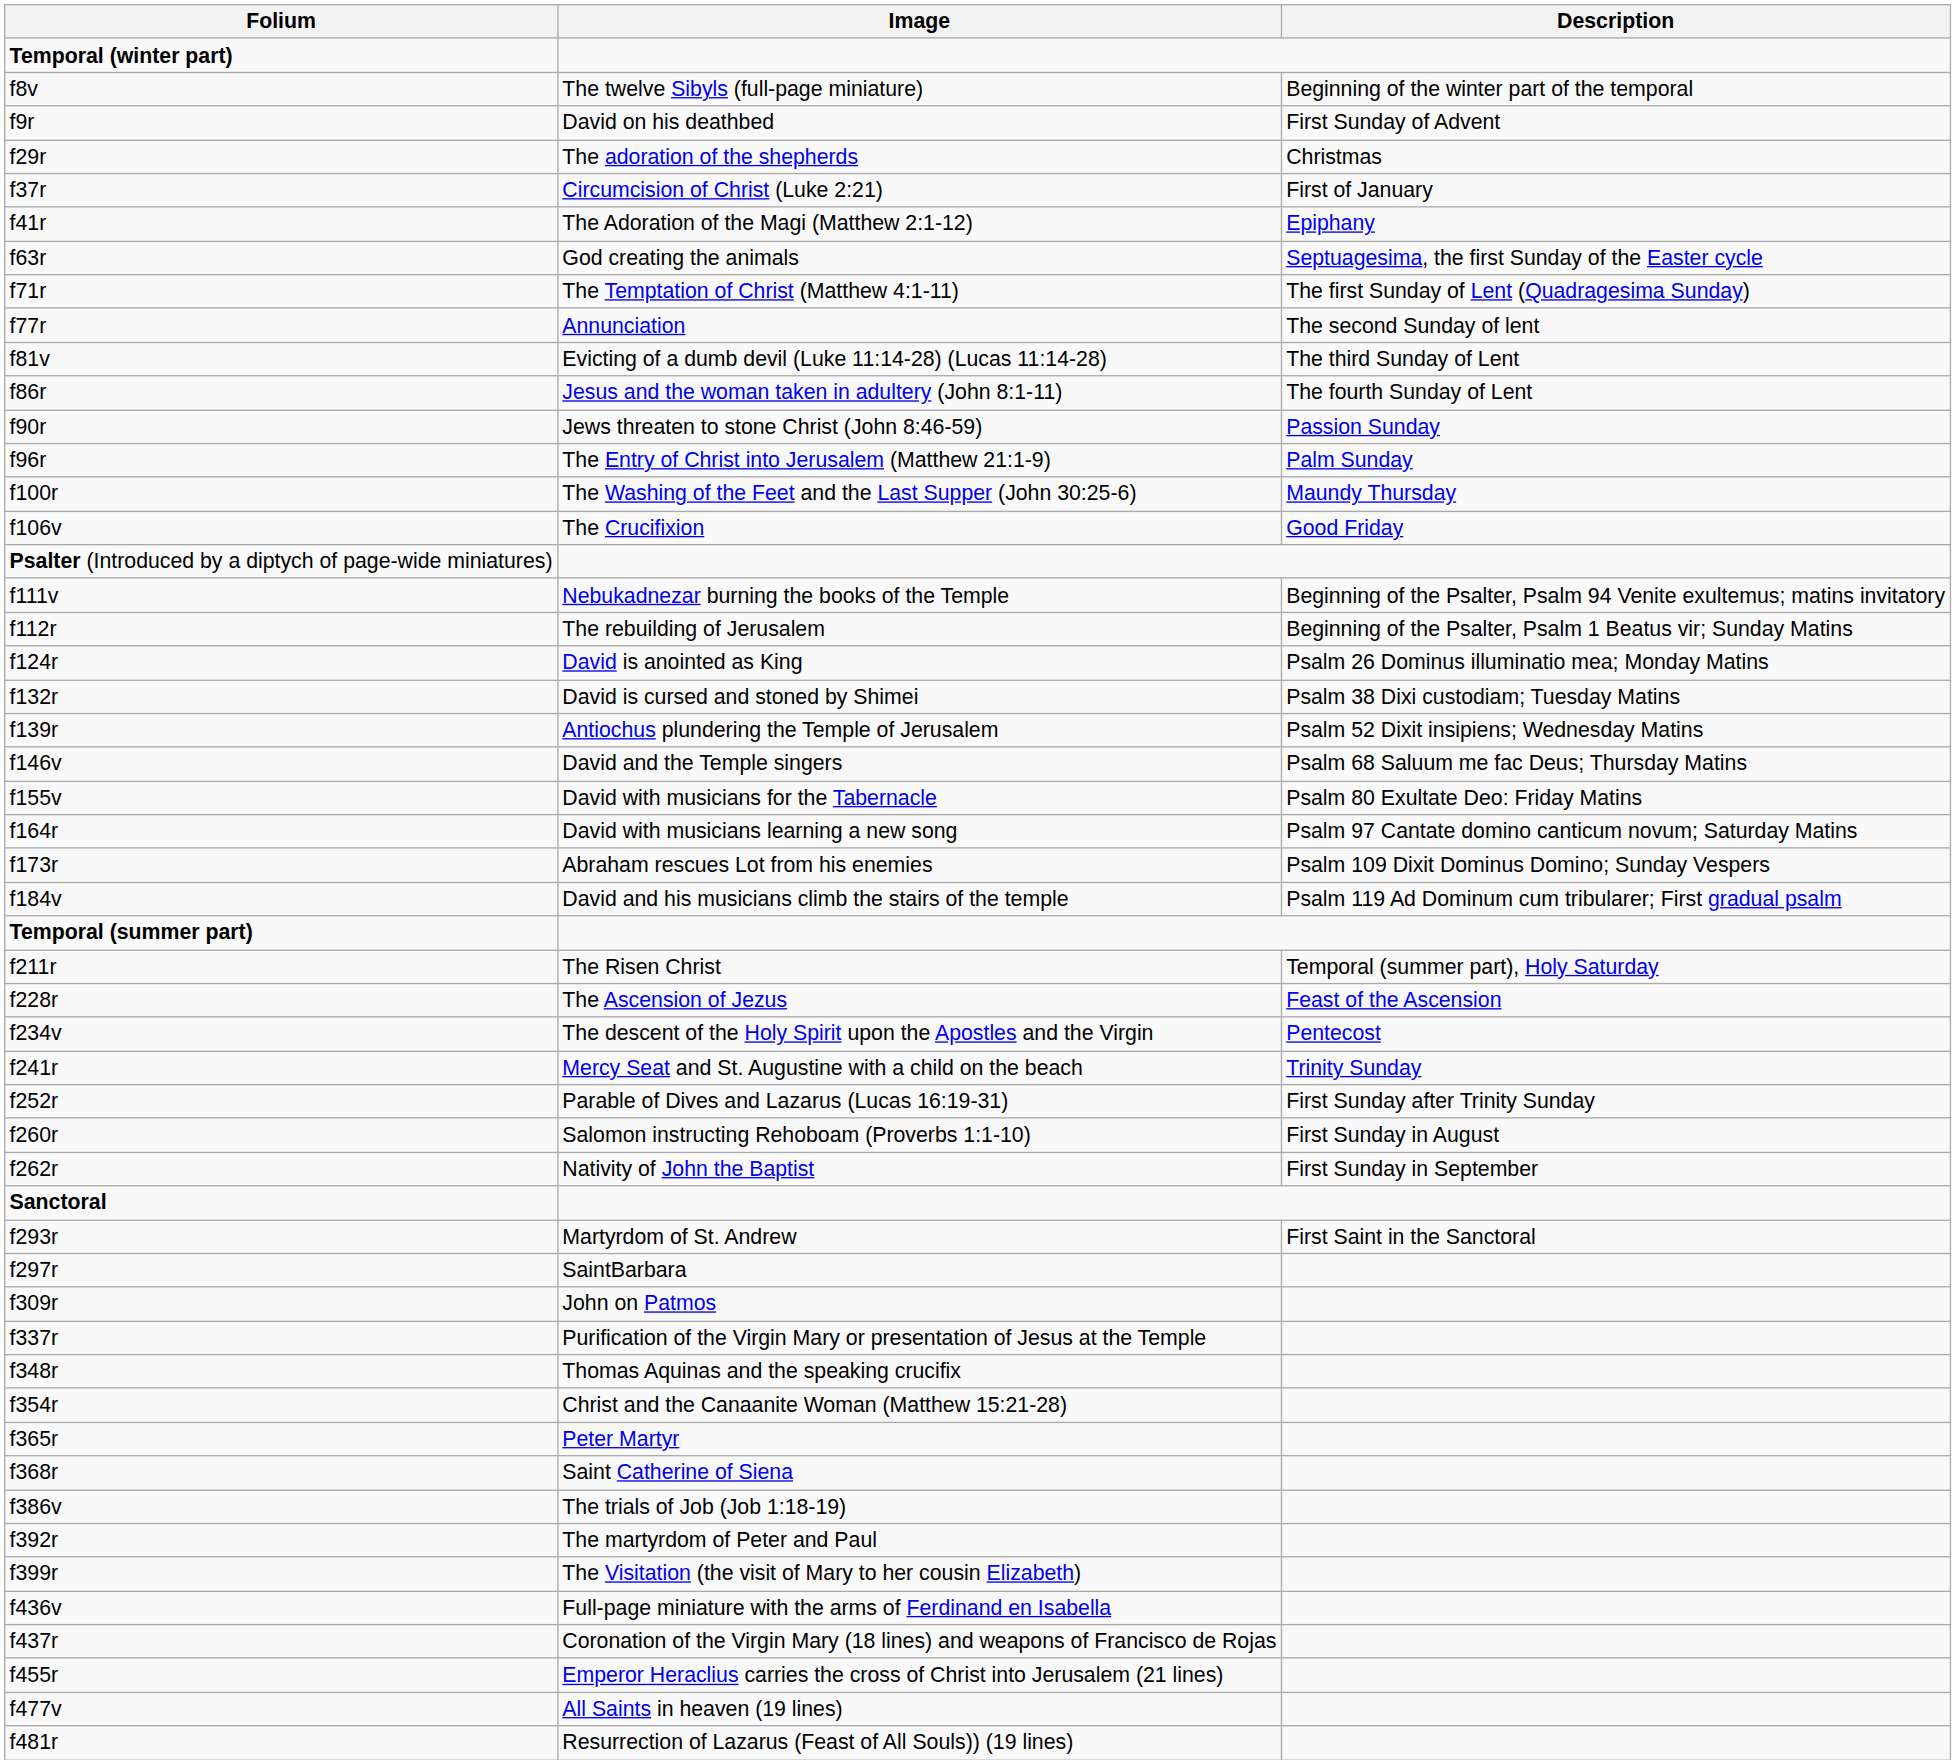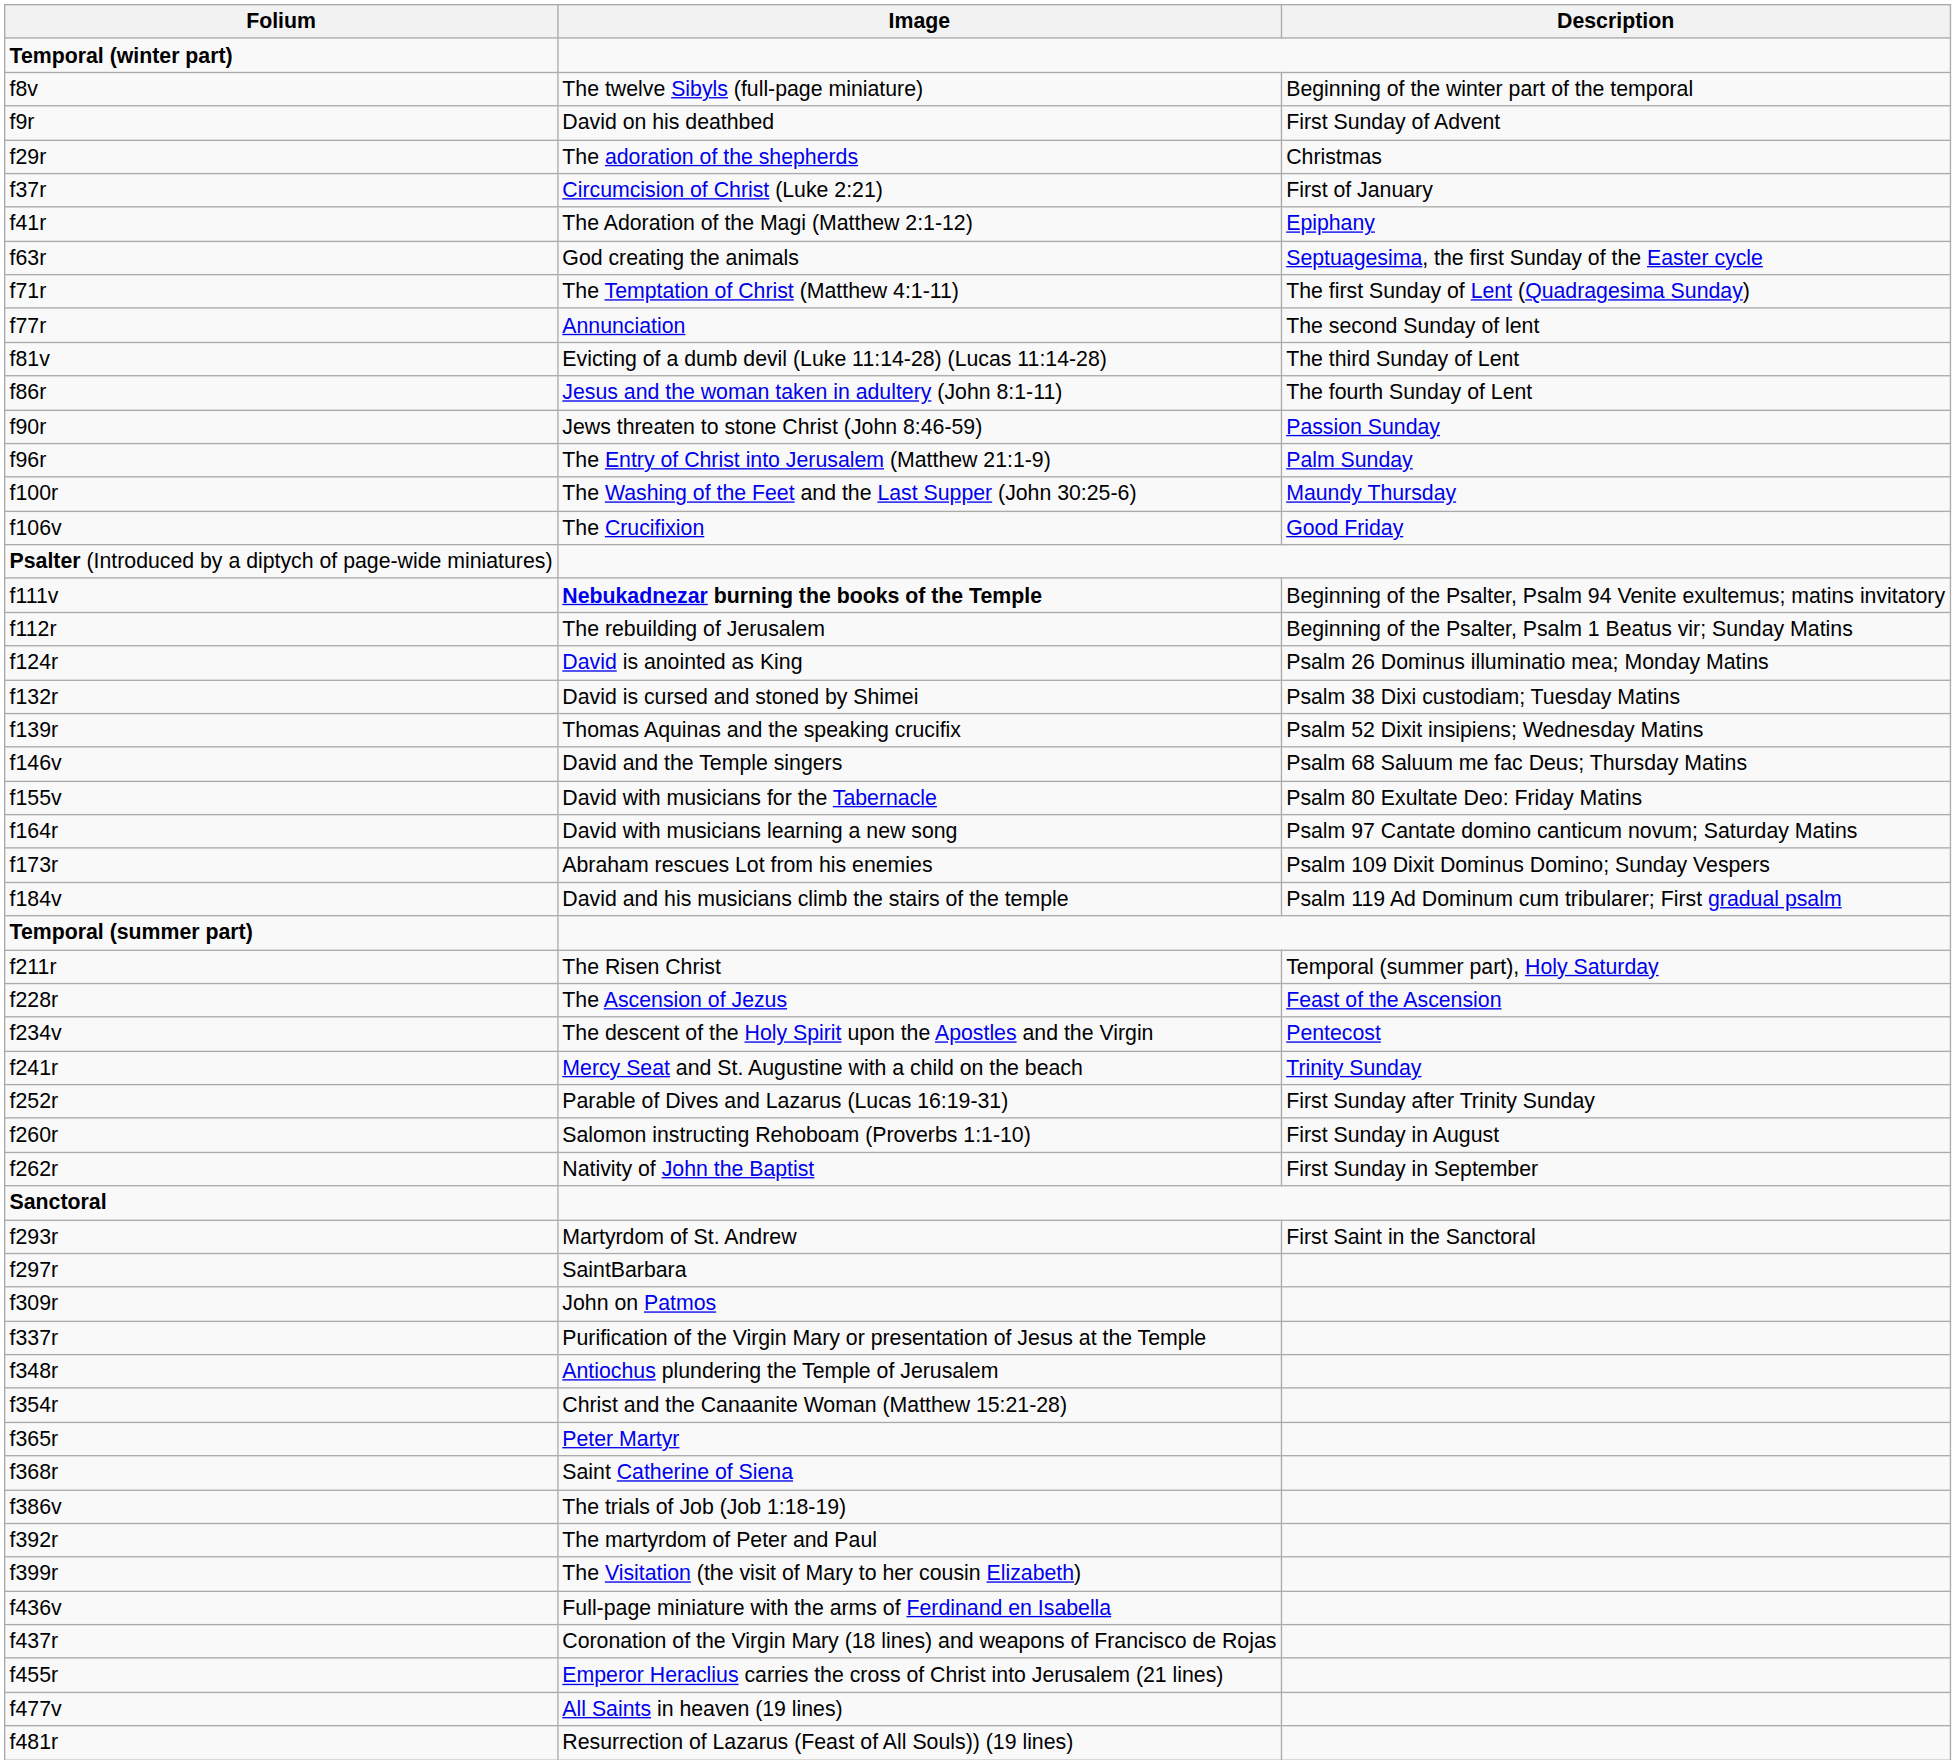(786, 595) normal -> (802, 595) bold
(780, 730) Antiochus plundering the Temple of Jerusalem -> (762, 730) Thomas Aquinas and the speaking crucifix
(762, 1371) Thomas Aquinas and the speaking crucifix -> (780, 1371) Antiochus plundering the Temple of Jerusalem
